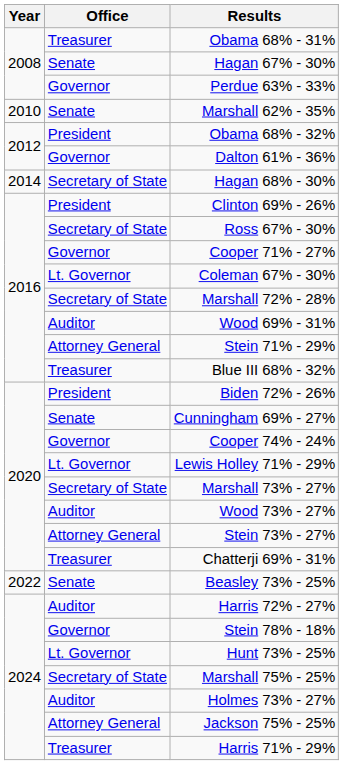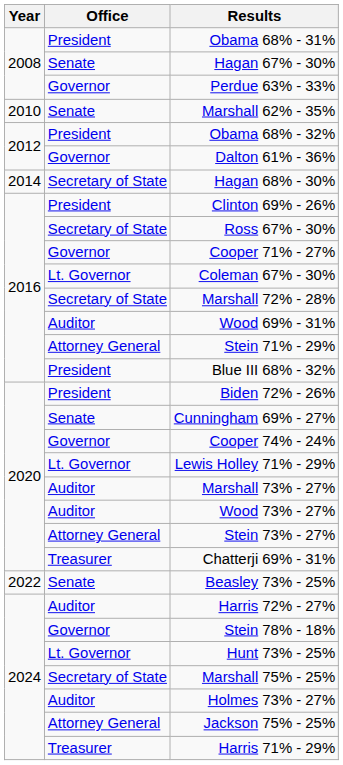(80, 39) Treasurer -> (79, 39) President
(80, 370) Treasurer -> (79, 370) President
(107, 488) Secretary of State -> (71, 488) Auditor
